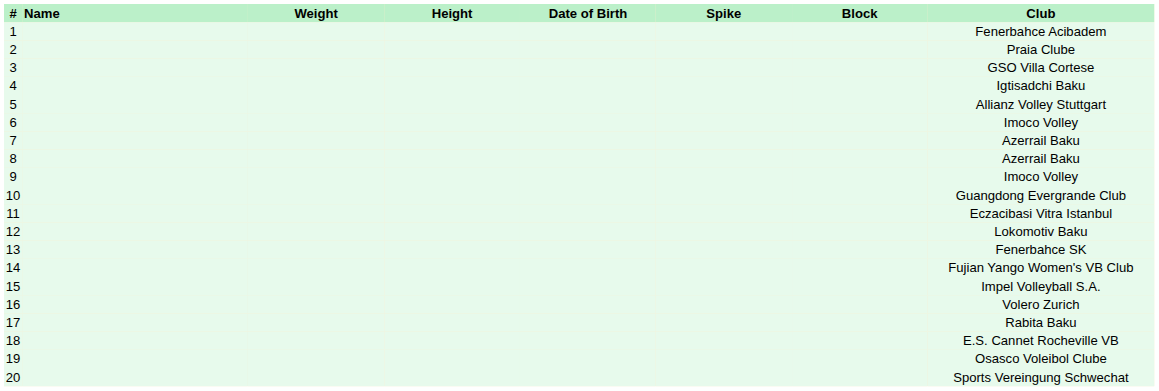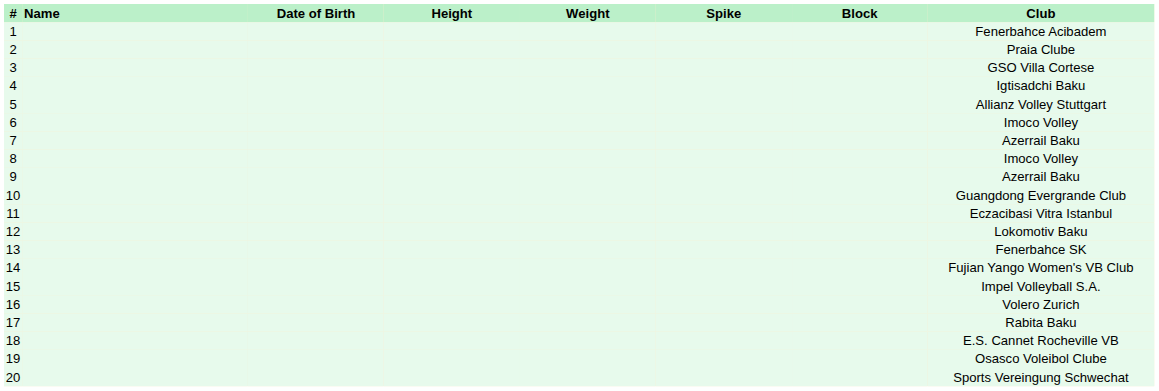columns swapped: (588, 13) <-> (316, 13)
(1041, 159) Azerrail Baku -> (1041, 159) Imoco Volley
(1041, 177) Imoco Volley -> (1041, 177) Azerrail Baku
